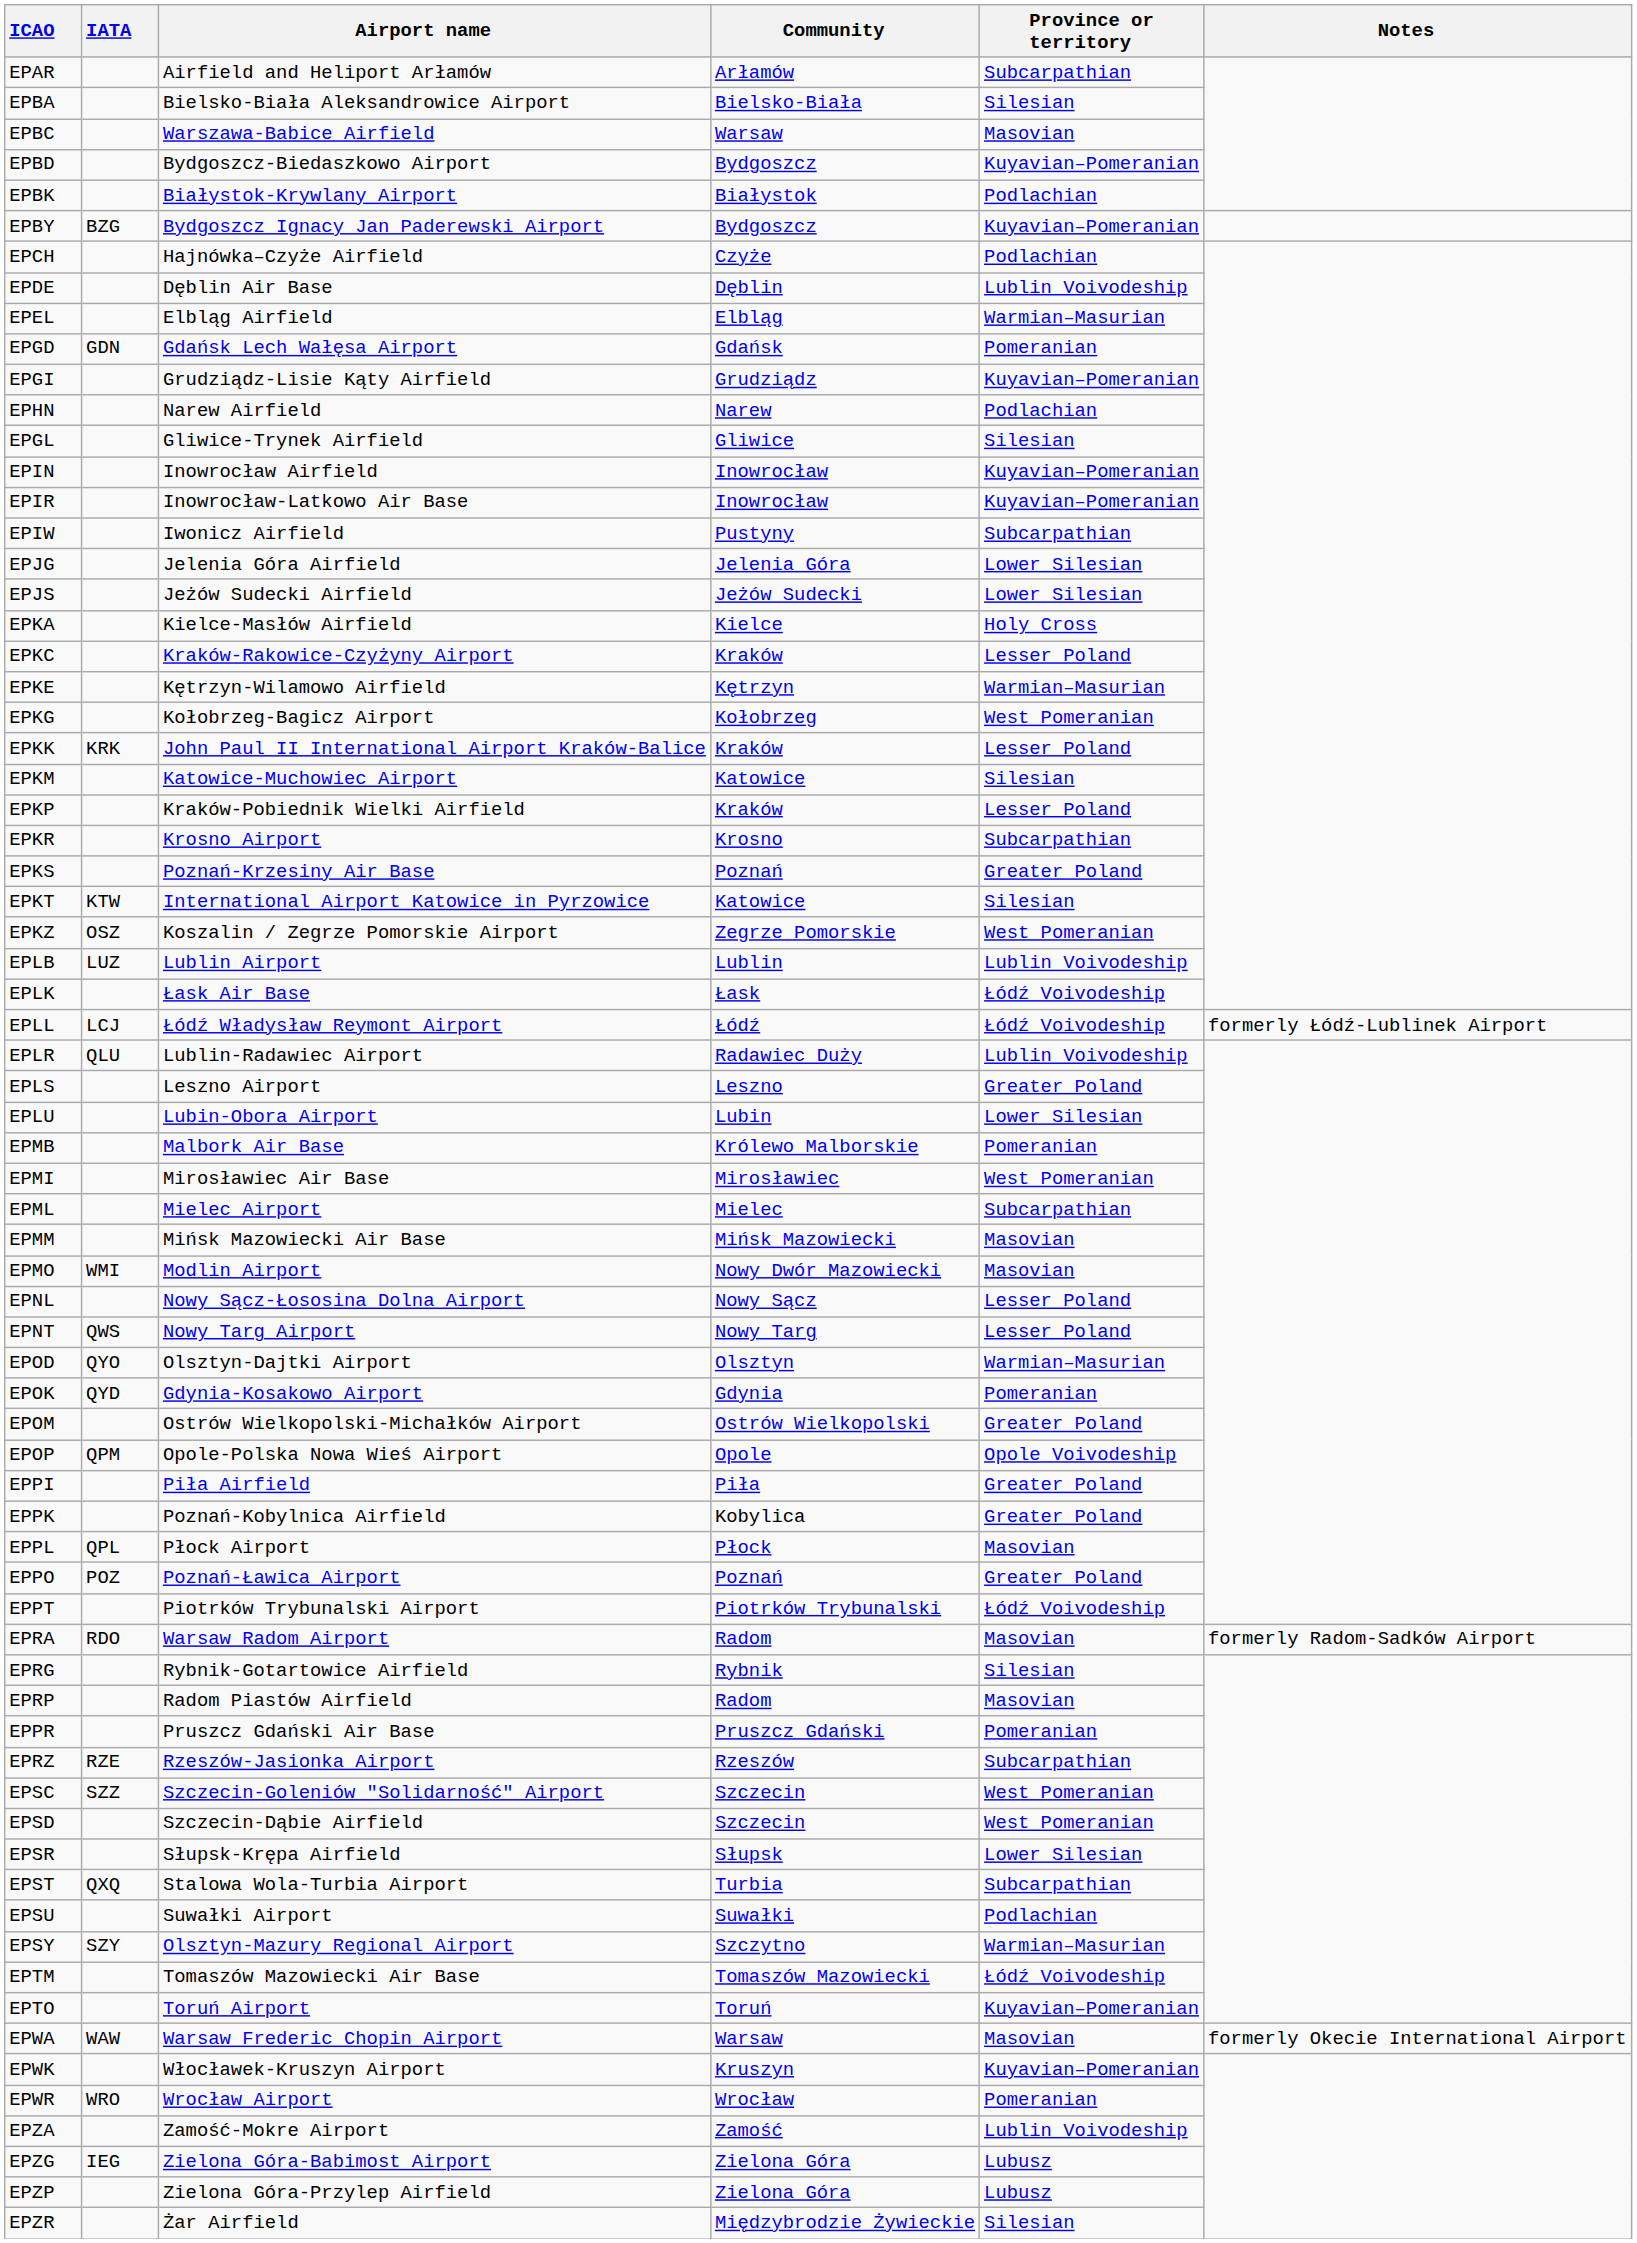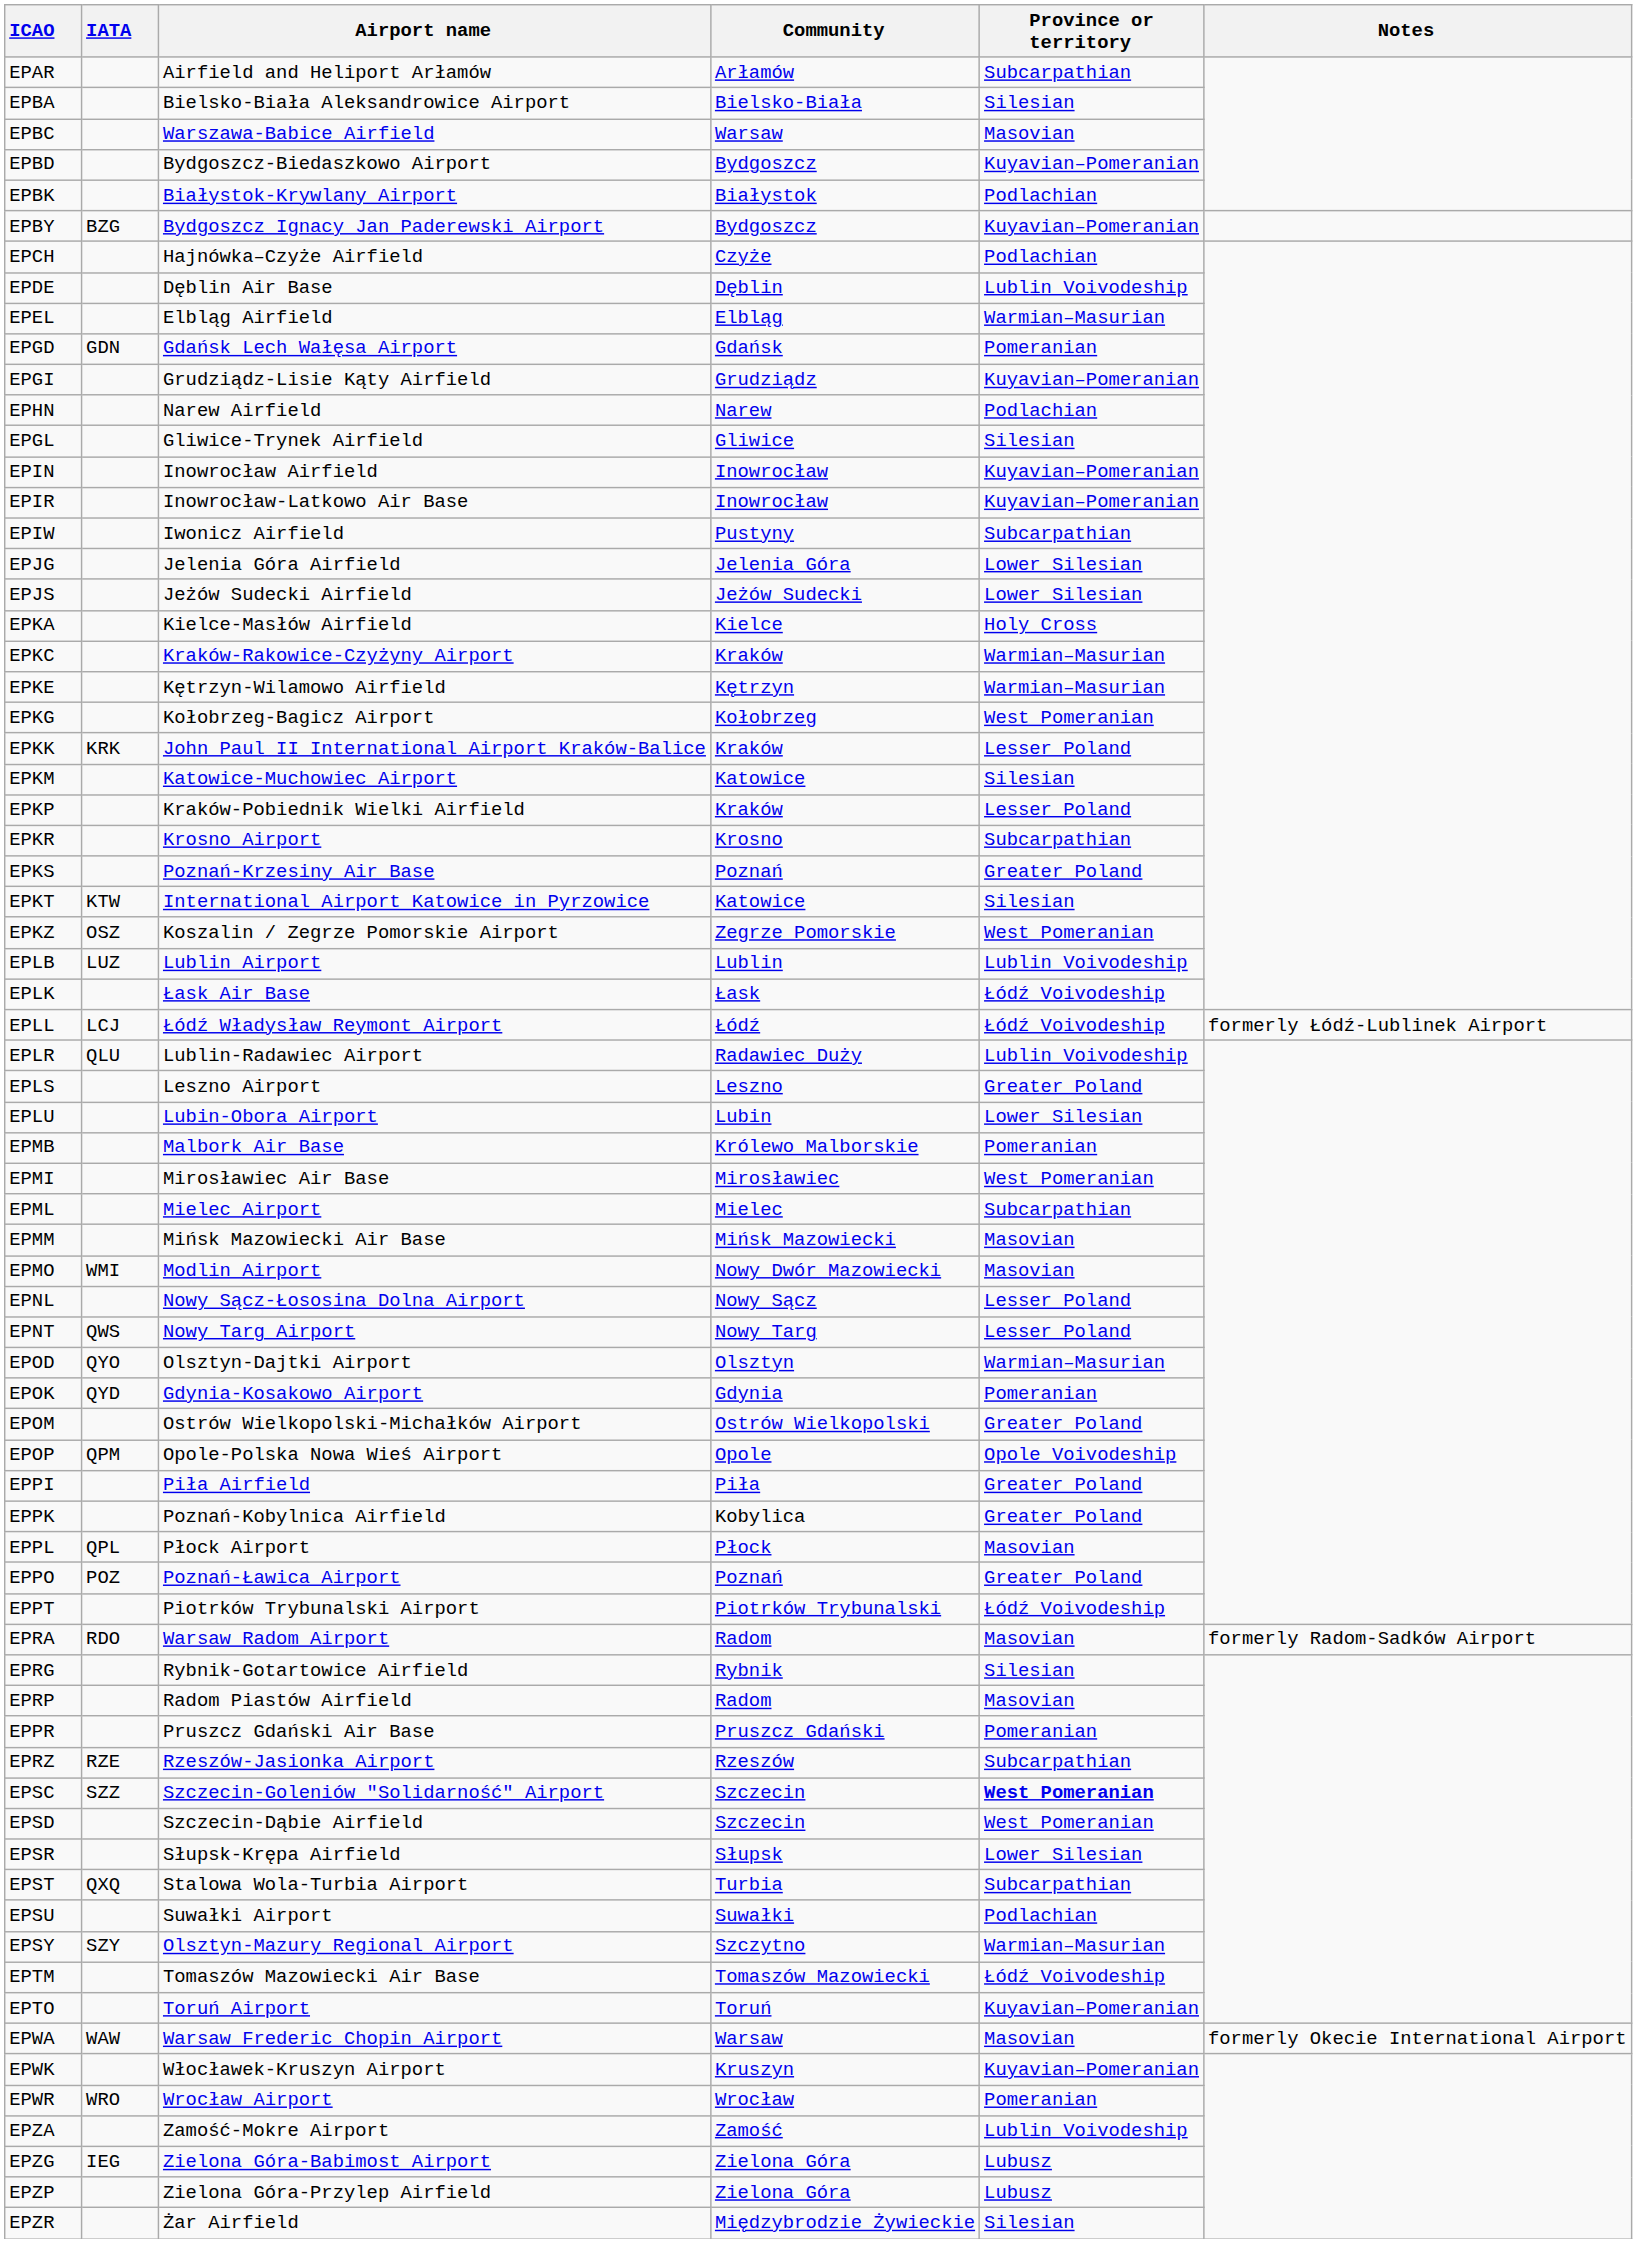(1058, 656) Lesser Poland -> (1075, 656) Warmian–Masurian
(1069, 1793) normal -> (1069, 1793) bold
